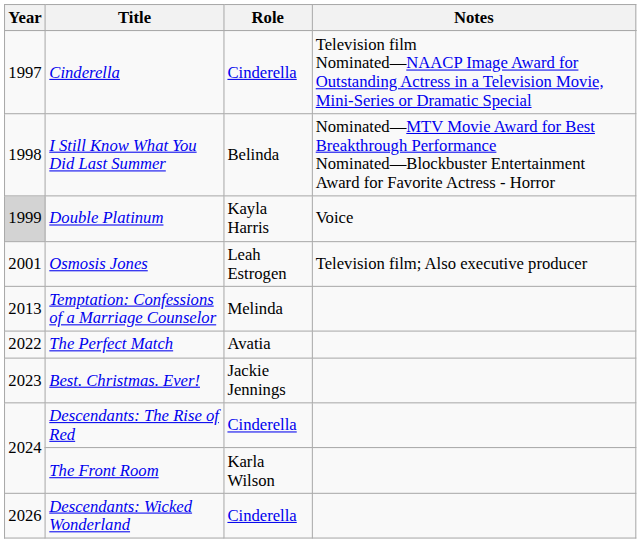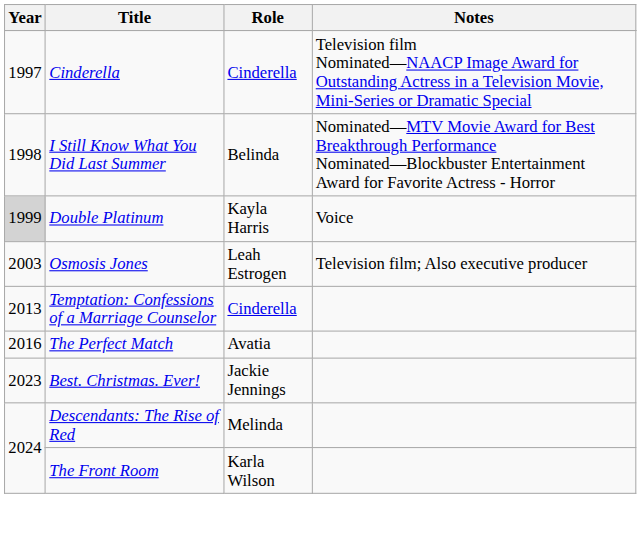(25, 263) 2001 -> (25, 263) 2003
(255, 308) Melinda -> (262, 308) Cinderella
(25, 344) 2022 -> (25, 344) 2016
(262, 425) Cinderella -> (255, 425) Melinda
- row: (121, 515)
